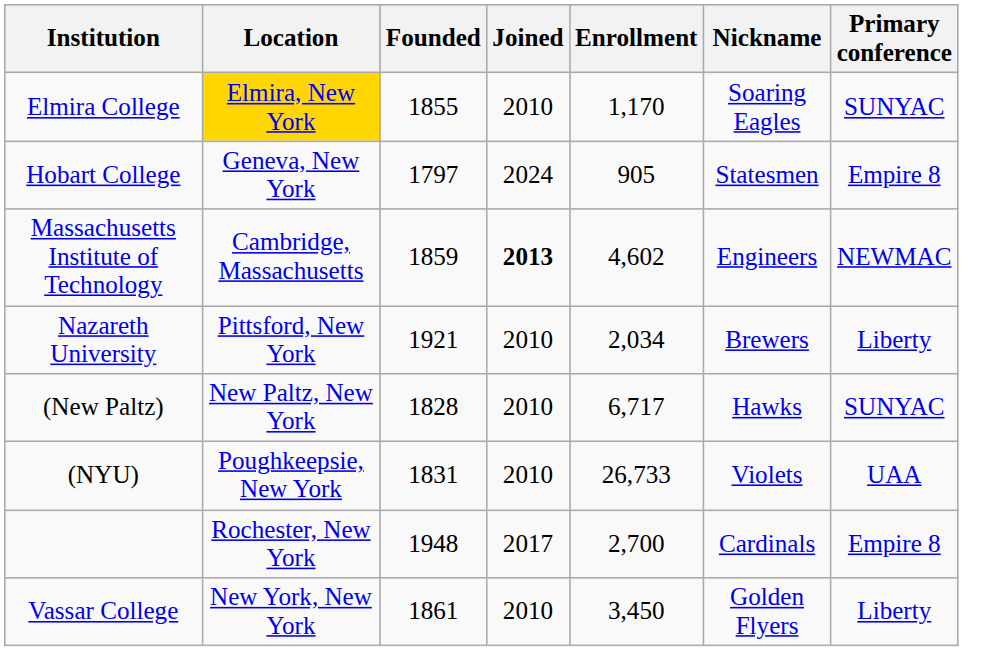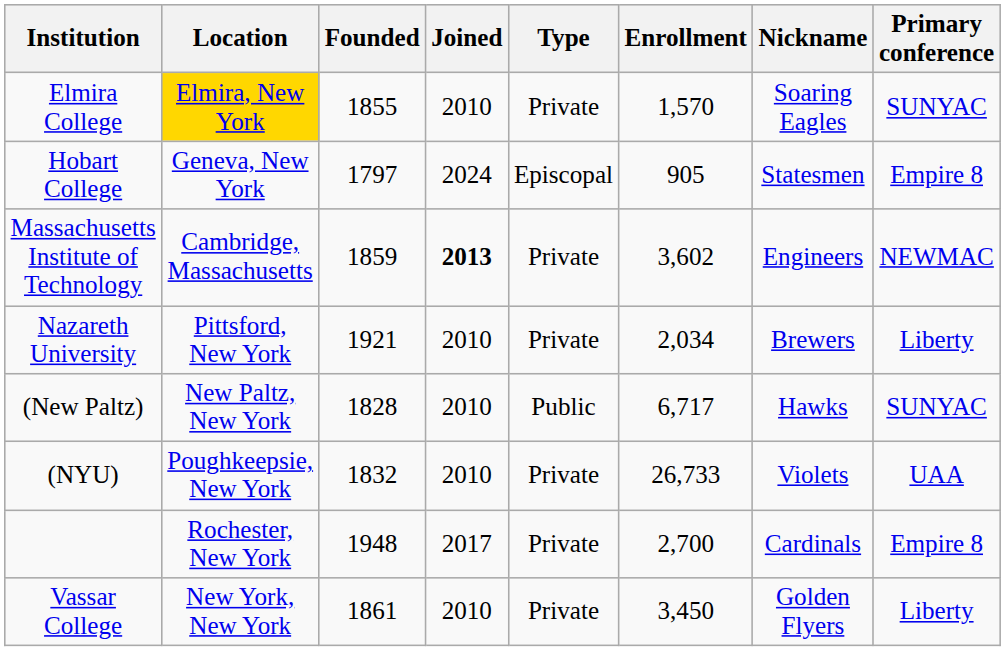+ column: (563, 38)
(636, 106) 1,170 -> (686, 106) 1,570
(636, 256) 4,602 -> (686, 256) 3,602
(433, 475) 1831 -> (372, 475) 1832
